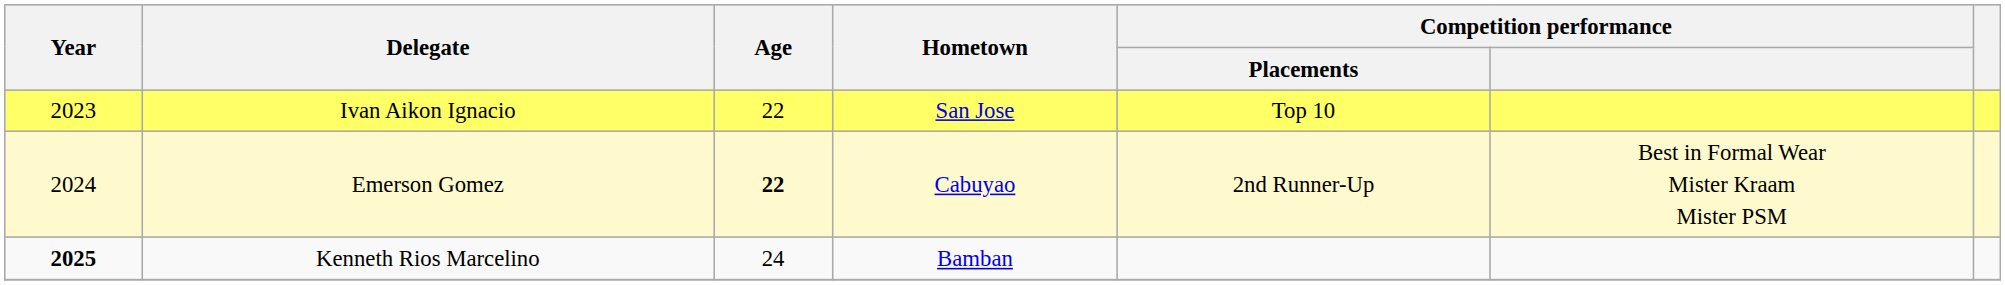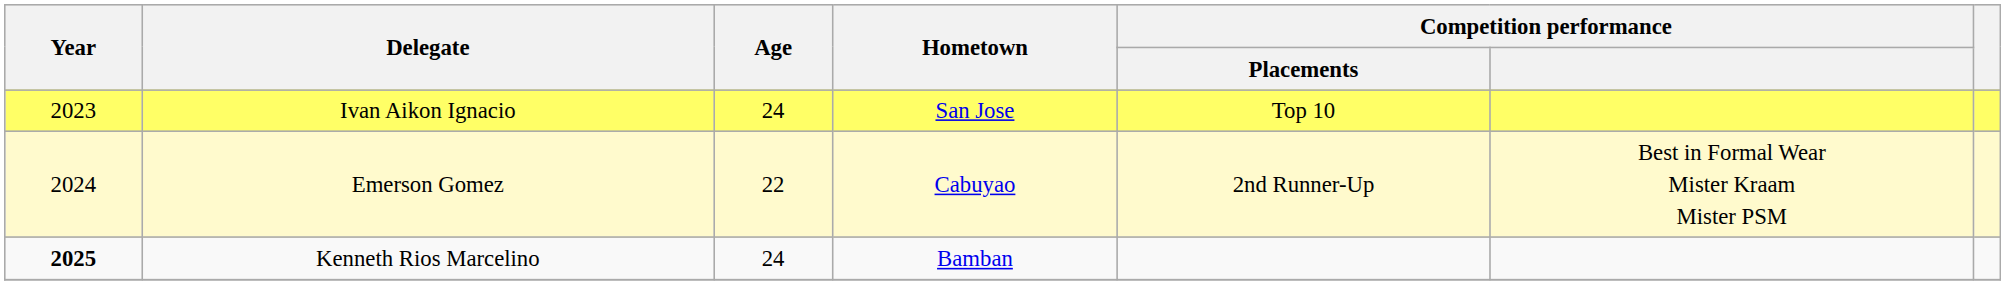(773, 111) 22 -> (773, 111) 24
(773, 185) bold -> (773, 185) normal
